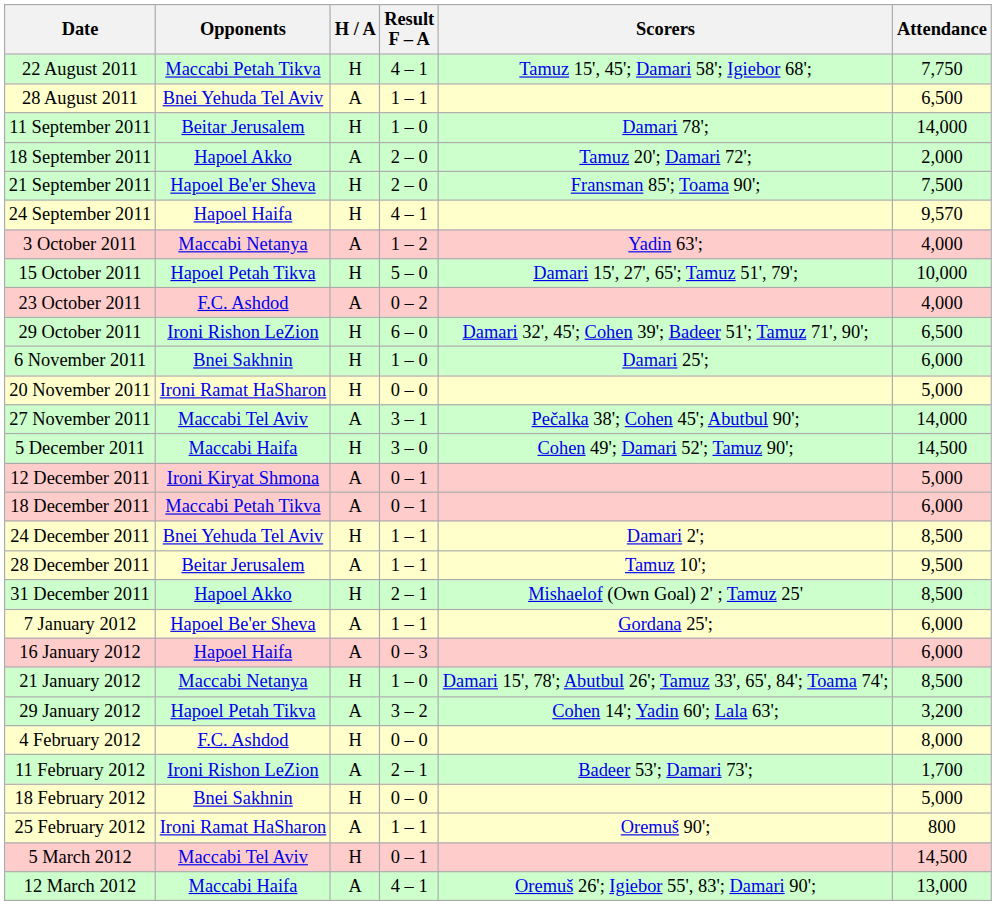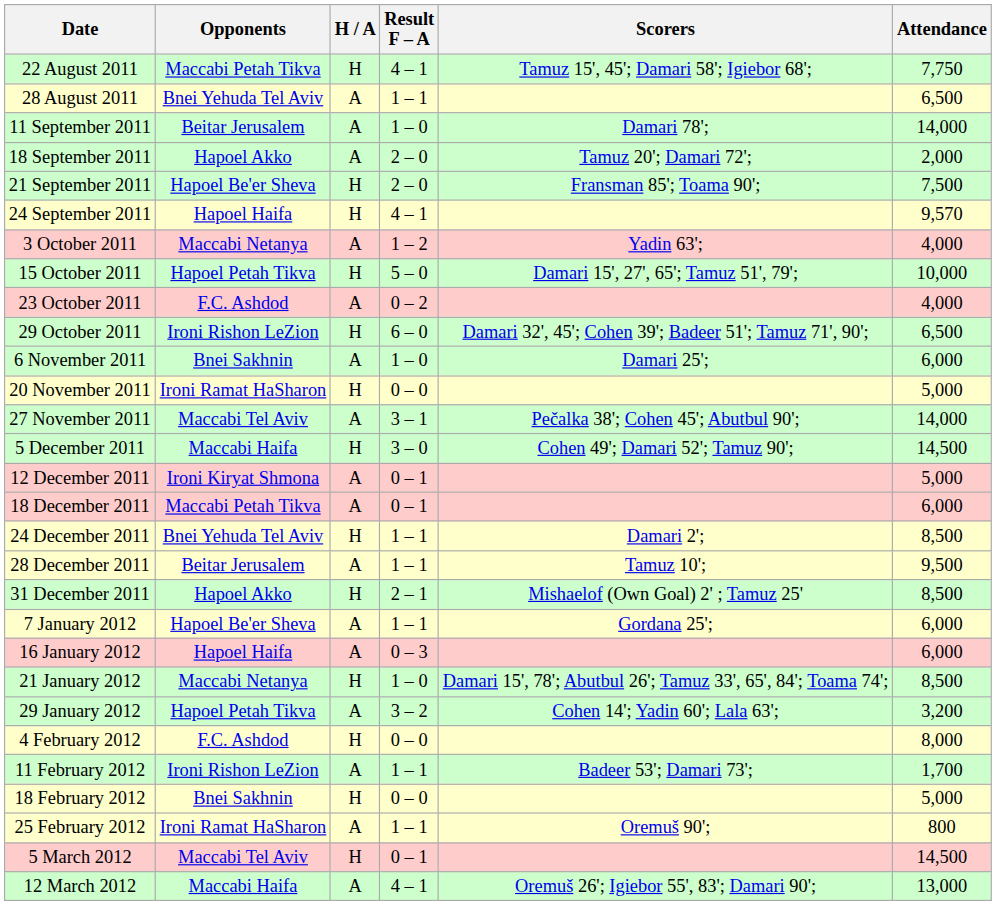(355, 127) H -> (355, 127) A
(355, 360) H -> (355, 360) A
(409, 769) 2 – 1 -> (409, 769) 1 – 1
